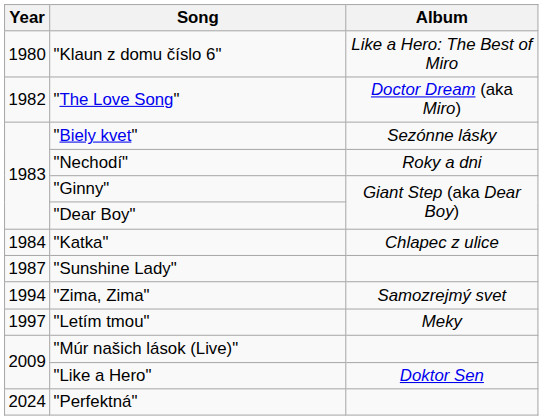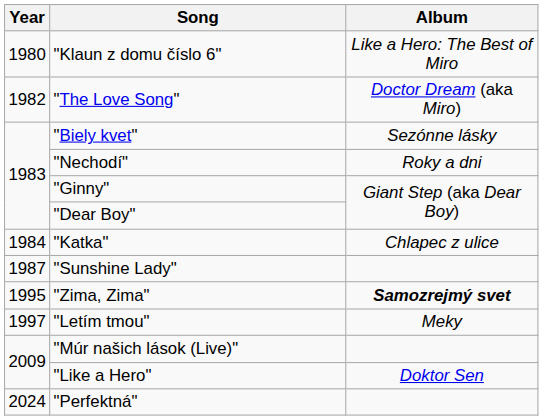(27, 295) 1994 -> (27, 295) 1995
(442, 295) normal -> (442, 295) bold
